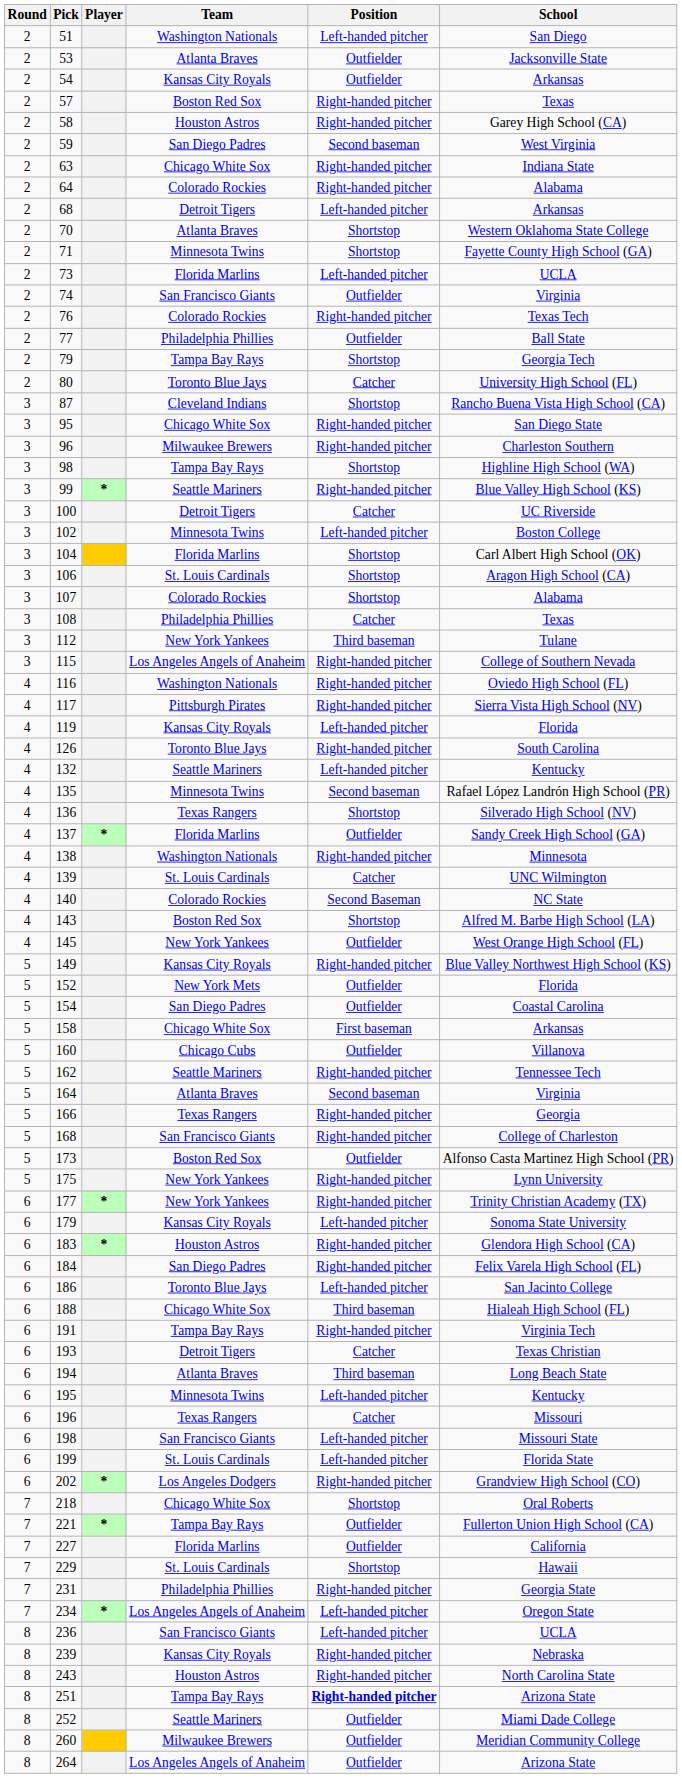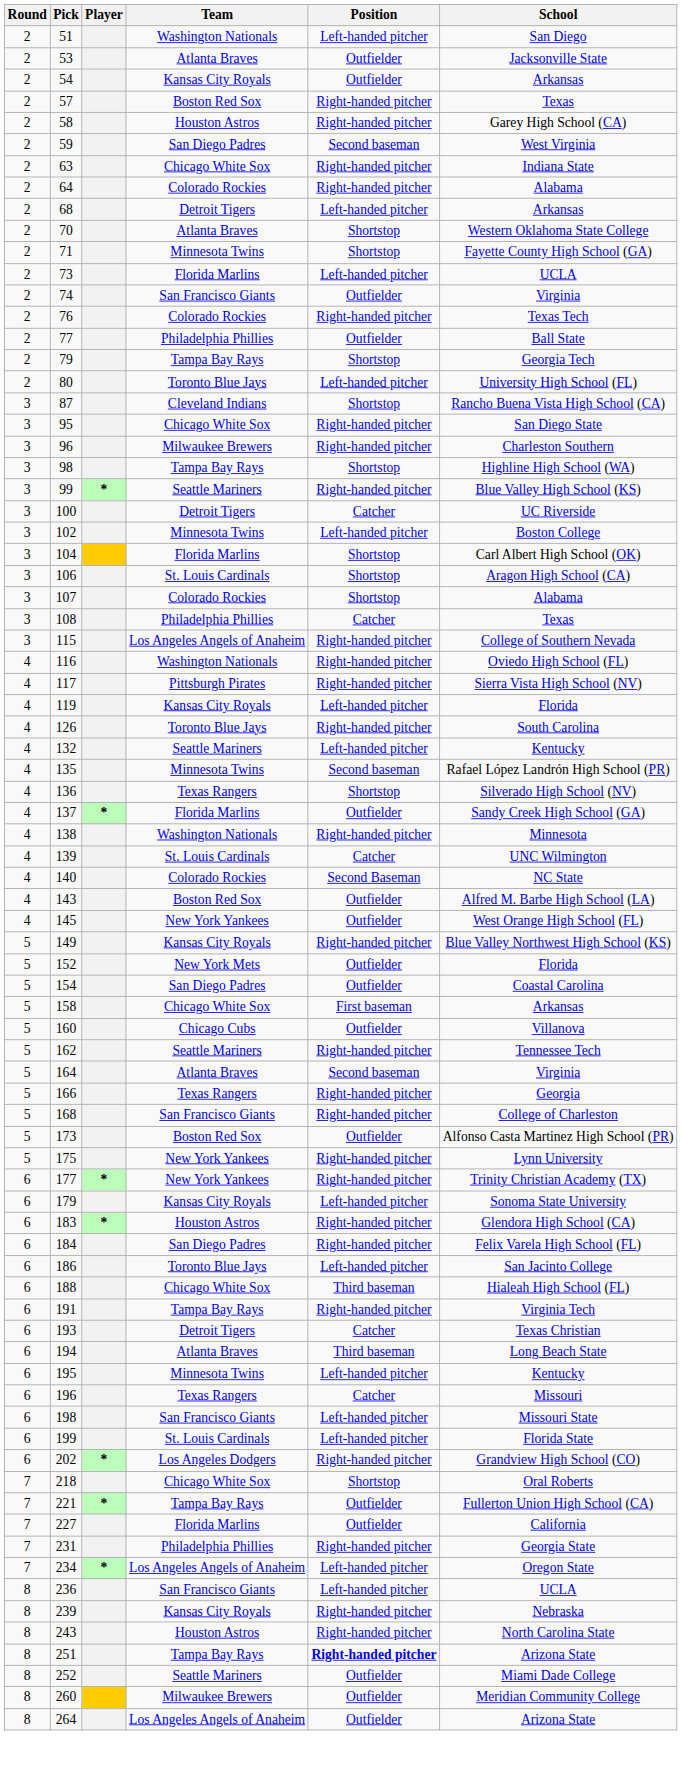(374, 381) Catcher -> (374, 381) Left-handed pitcher
- row: (66, 640)
(374, 921) Shortstop -> (374, 899) Outfielder
- row: (66, 1568)
